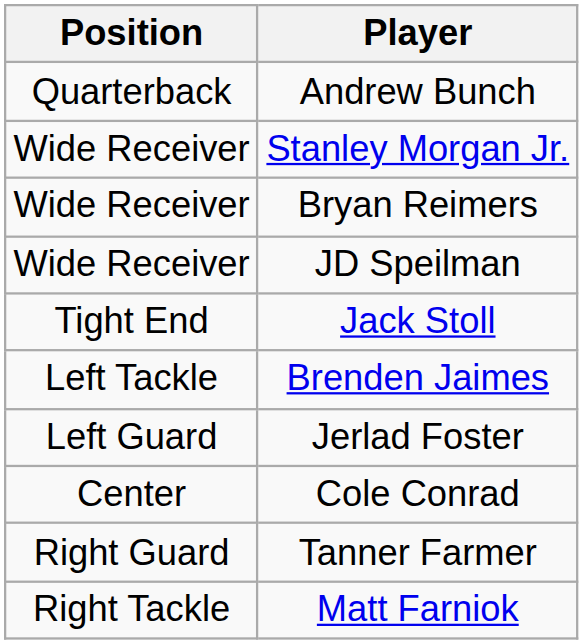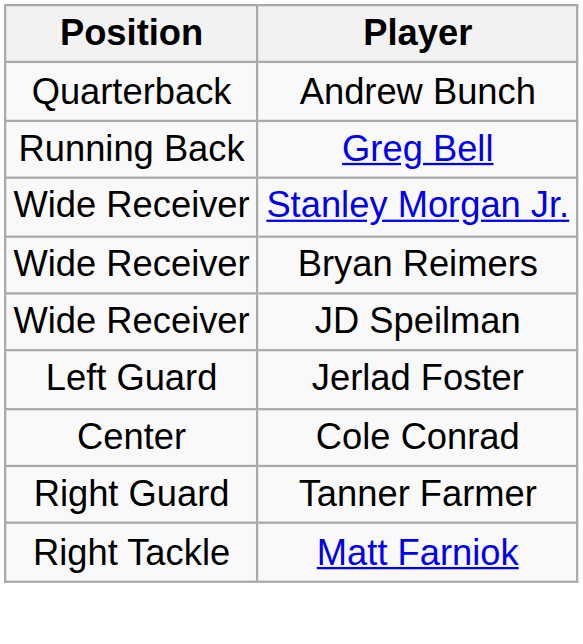+ row: (418, 148)
- row: (418, 321)
- row: (418, 378)
